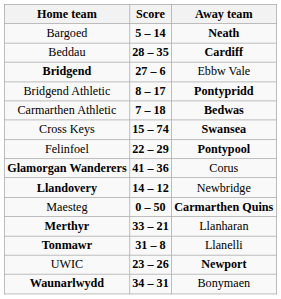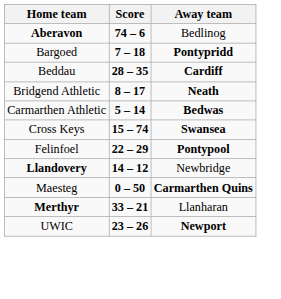+ row: (57, 33)
(150, 33) 5 – 14 -> (130, 52) 7 – 18
(224, 33) Neath -> (203, 52) Pontypridd
- row: (67, 71)
(224, 91) Pontypridd -> (203, 91) Neath
(150, 110) 7 – 18 -> (130, 110) 5 – 14
- row: (67, 168)
- row: (67, 245)
- row: (67, 284)
